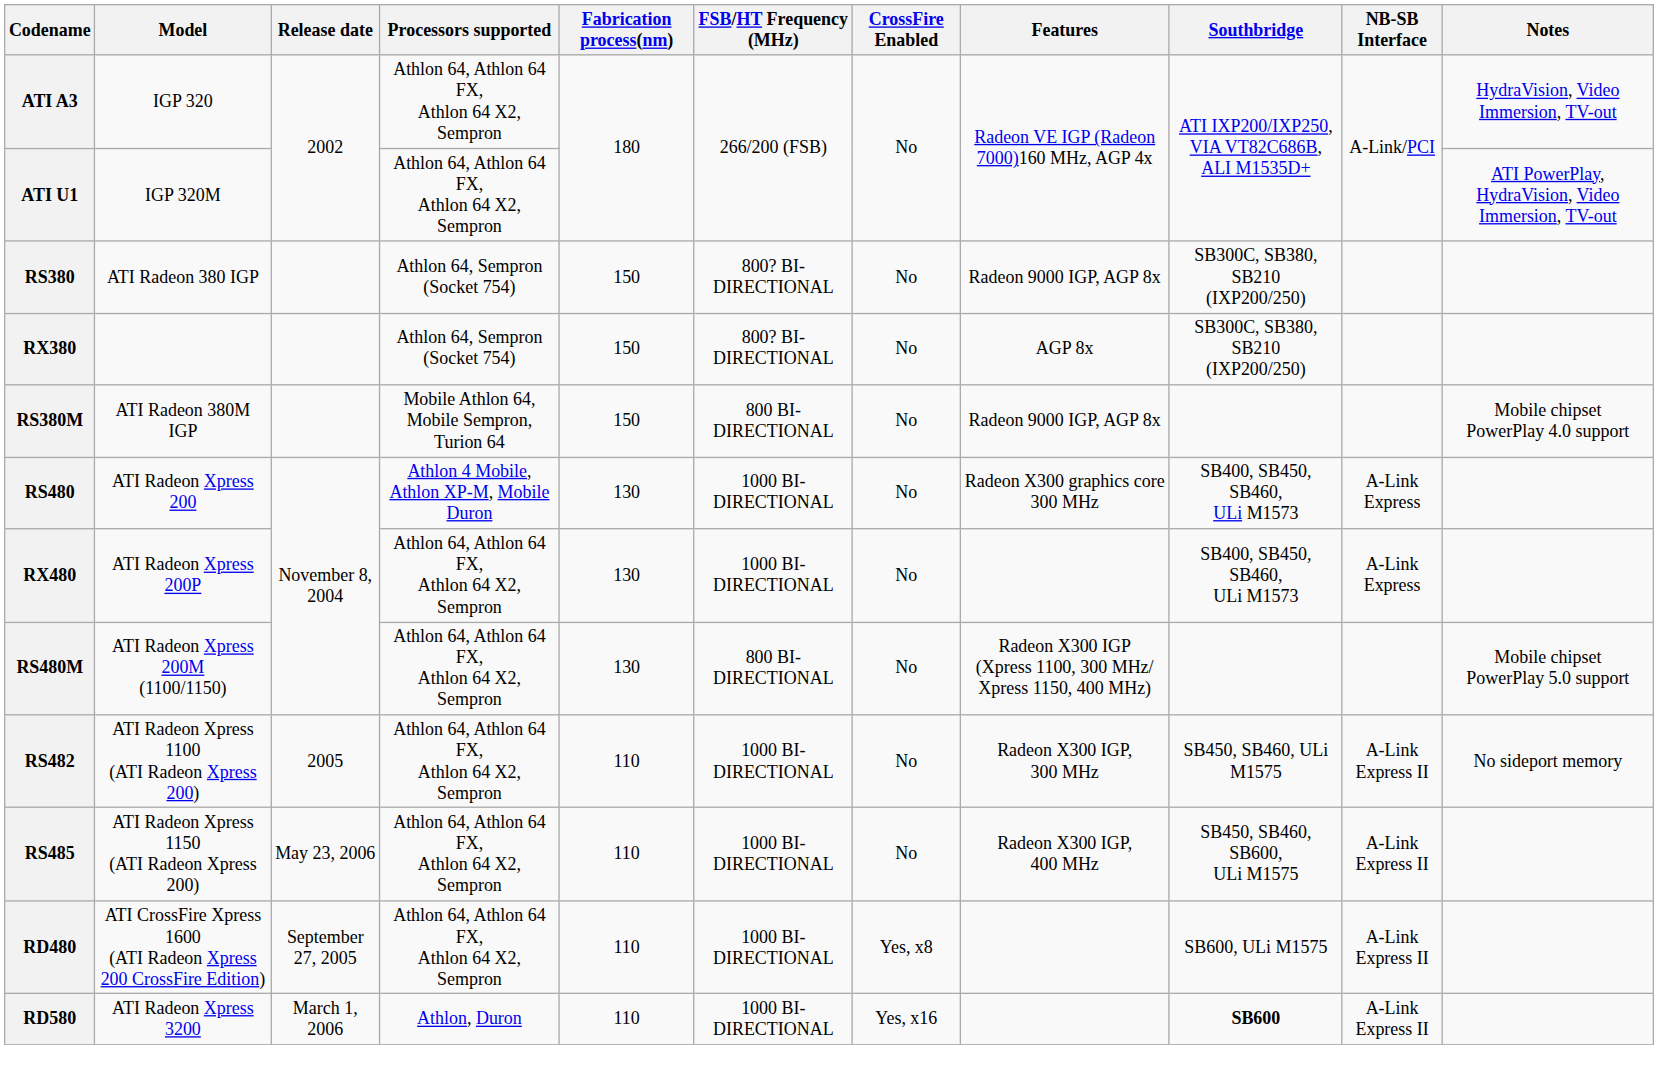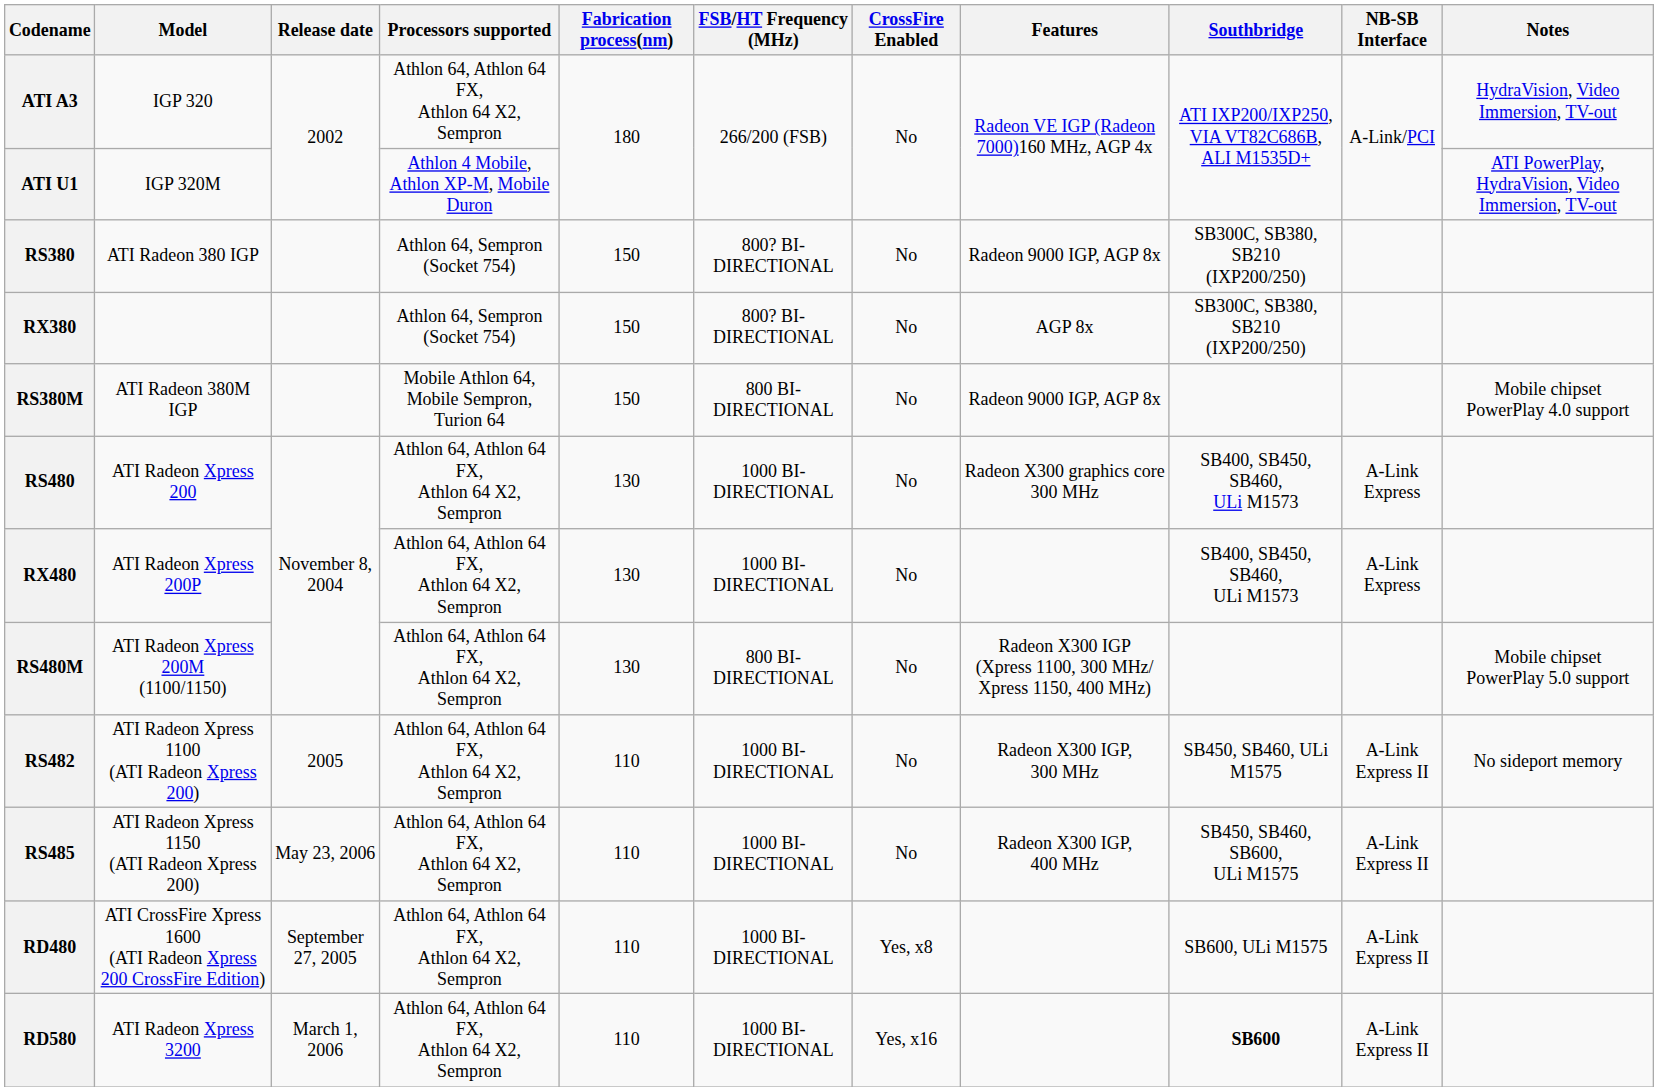(469, 194) Athlon 64, Athlon 64 FX, Athlon 64 X2, Sempron -> (469, 183) Athlon 4 Mobile, Athlon XP-M, Mobile Duron
(469, 492) Athlon 4 Mobile, Athlon XP-M, Mobile Duron -> (469, 481) Athlon 64, Athlon 64 FX, Athlon 64 X2, Sempron
(469, 1018) Athlon, Duron -> (469, 1039) Athlon 64, Athlon 64 FX, Athlon 64 X2, Sempron
